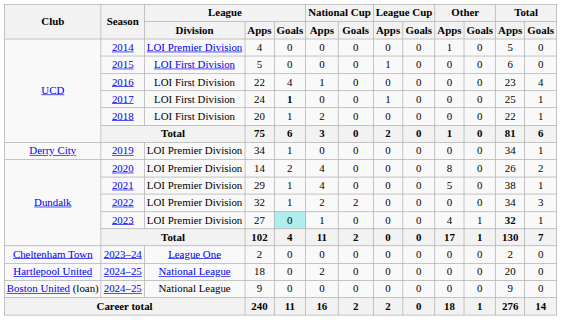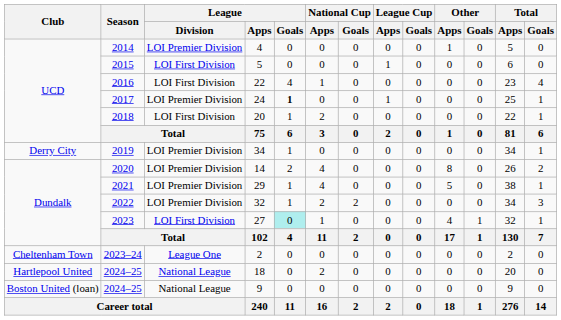(195, 99) LOI First Division -> (195, 99) LOI Premier Division
(195, 220) LOI Premier Division -> (195, 220) LOI First Division
(510, 220) bold -> (510, 220) normal
